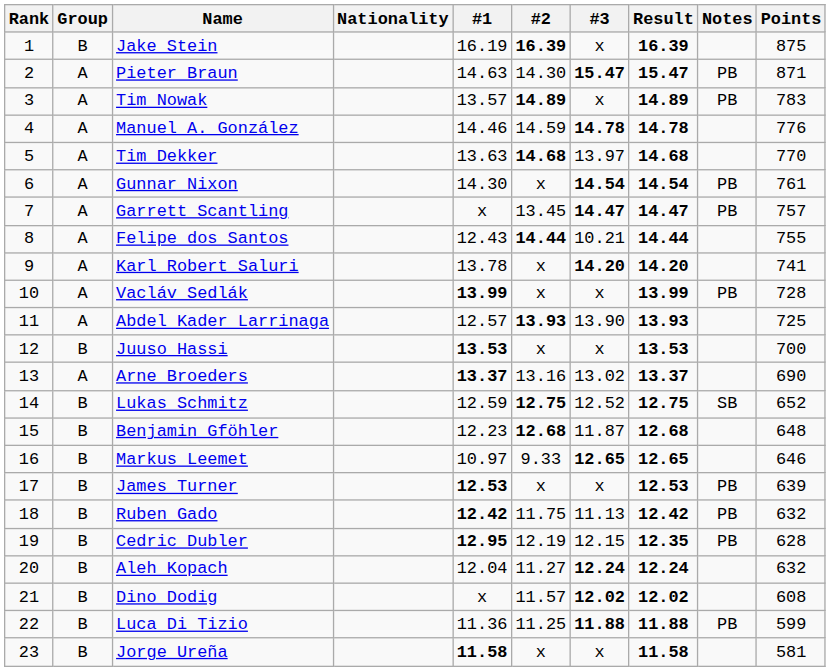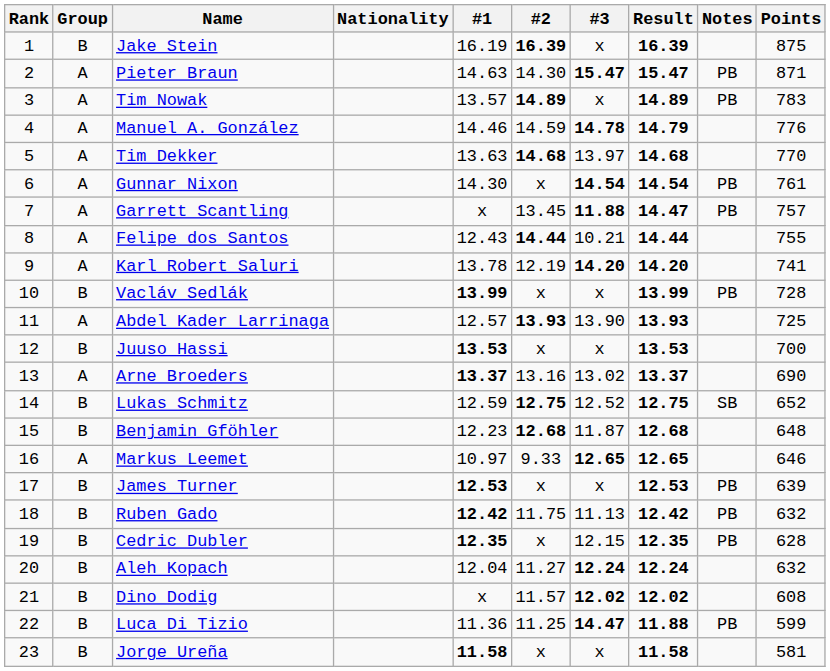(663, 129) 14.78 -> (663, 129) 14.79
(600, 211) 14.47 -> (600, 211) 11.88
(541, 266) x -> (541, 266) 12.19
(83, 294) A -> (83, 294) B
(83, 459) B -> (83, 459) A
(482, 542) 12.95 -> (482, 542) 12.35
(541, 542) 12.19 -> (541, 542) x
(600, 624) 11.88 -> (600, 624) 14.47
